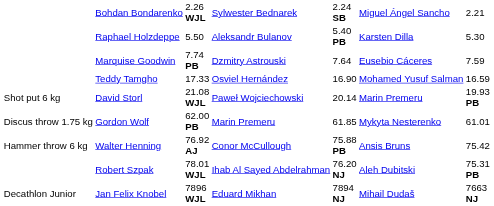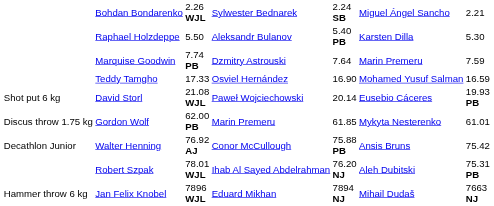(396, 60) Eusebio Cáceres -> (391, 60) Marin Premeru
(391, 98) Marin Premeru -> (396, 98) Eusebio Cáceres
(46, 146) Hammer throw 6 kg -> (40, 146) Decathlon Junior
(40, 194) Decathlon Junior -> (46, 194) Hammer throw 6 kg
